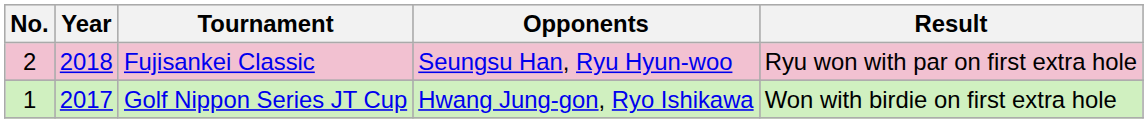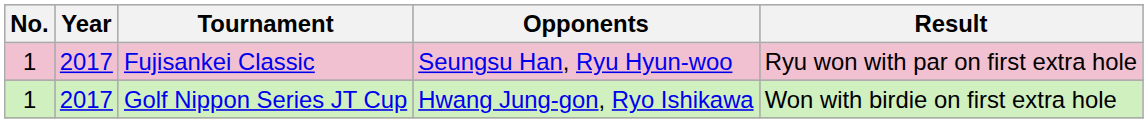(30, 62) 2 -> (30, 62) 1
(86, 62) 2018 -> (86, 62) 2017
